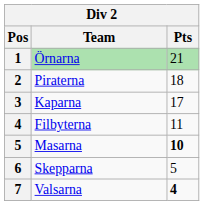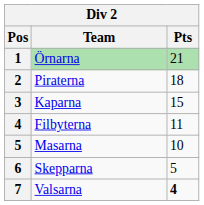(177, 102) 17 -> (177, 102) 15
(177, 146) bold -> (177, 146) normal
